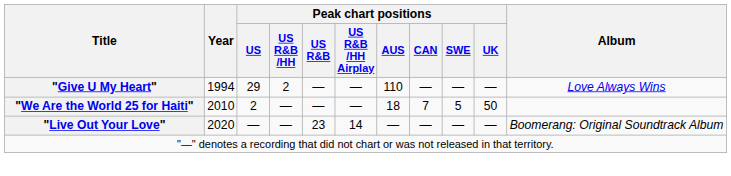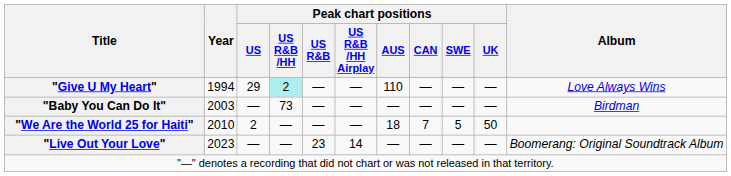(286, 87) no background -> (286, 87) paleturquoise background
+ row: (104, 106)
(221, 125) 2020 -> (221, 145) 2023
